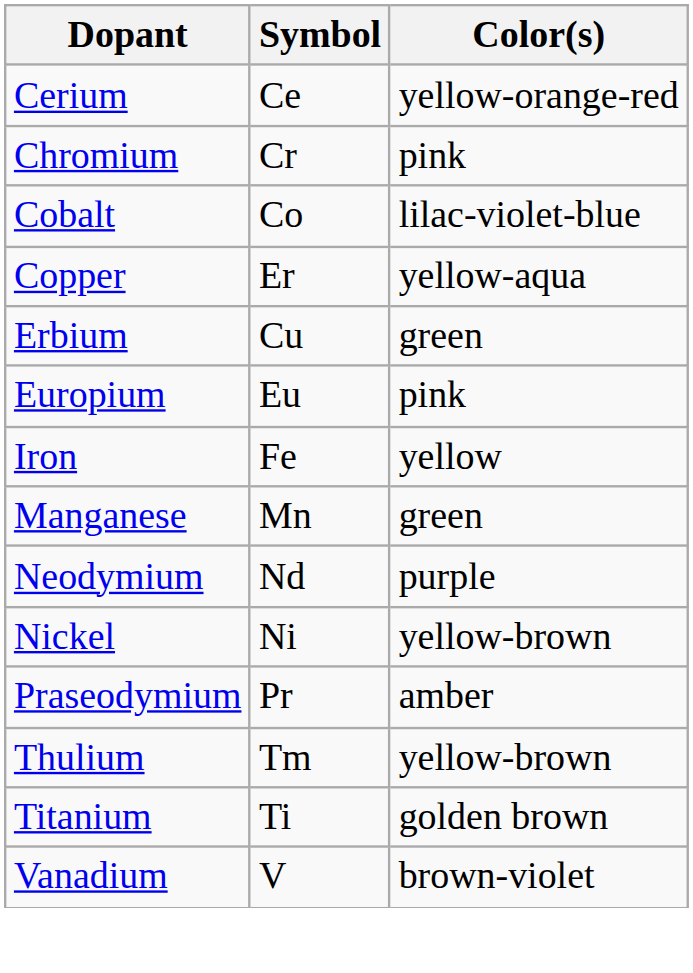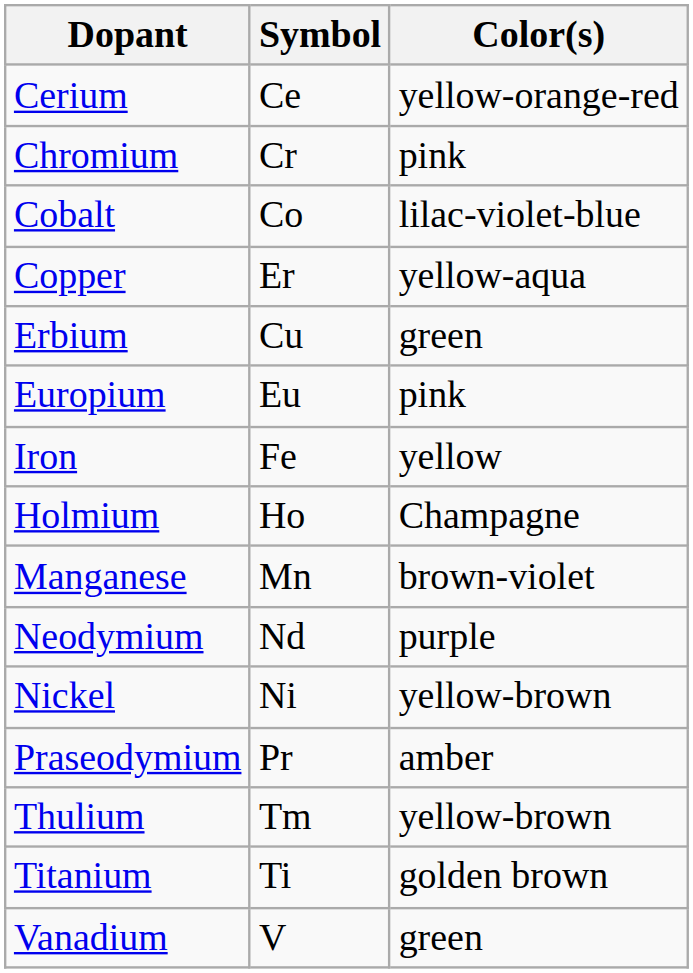+ row: (87, 515)
(441, 515) green -> (497, 575) brown-violet
(497, 876) brown-violet -> (441, 936) green
